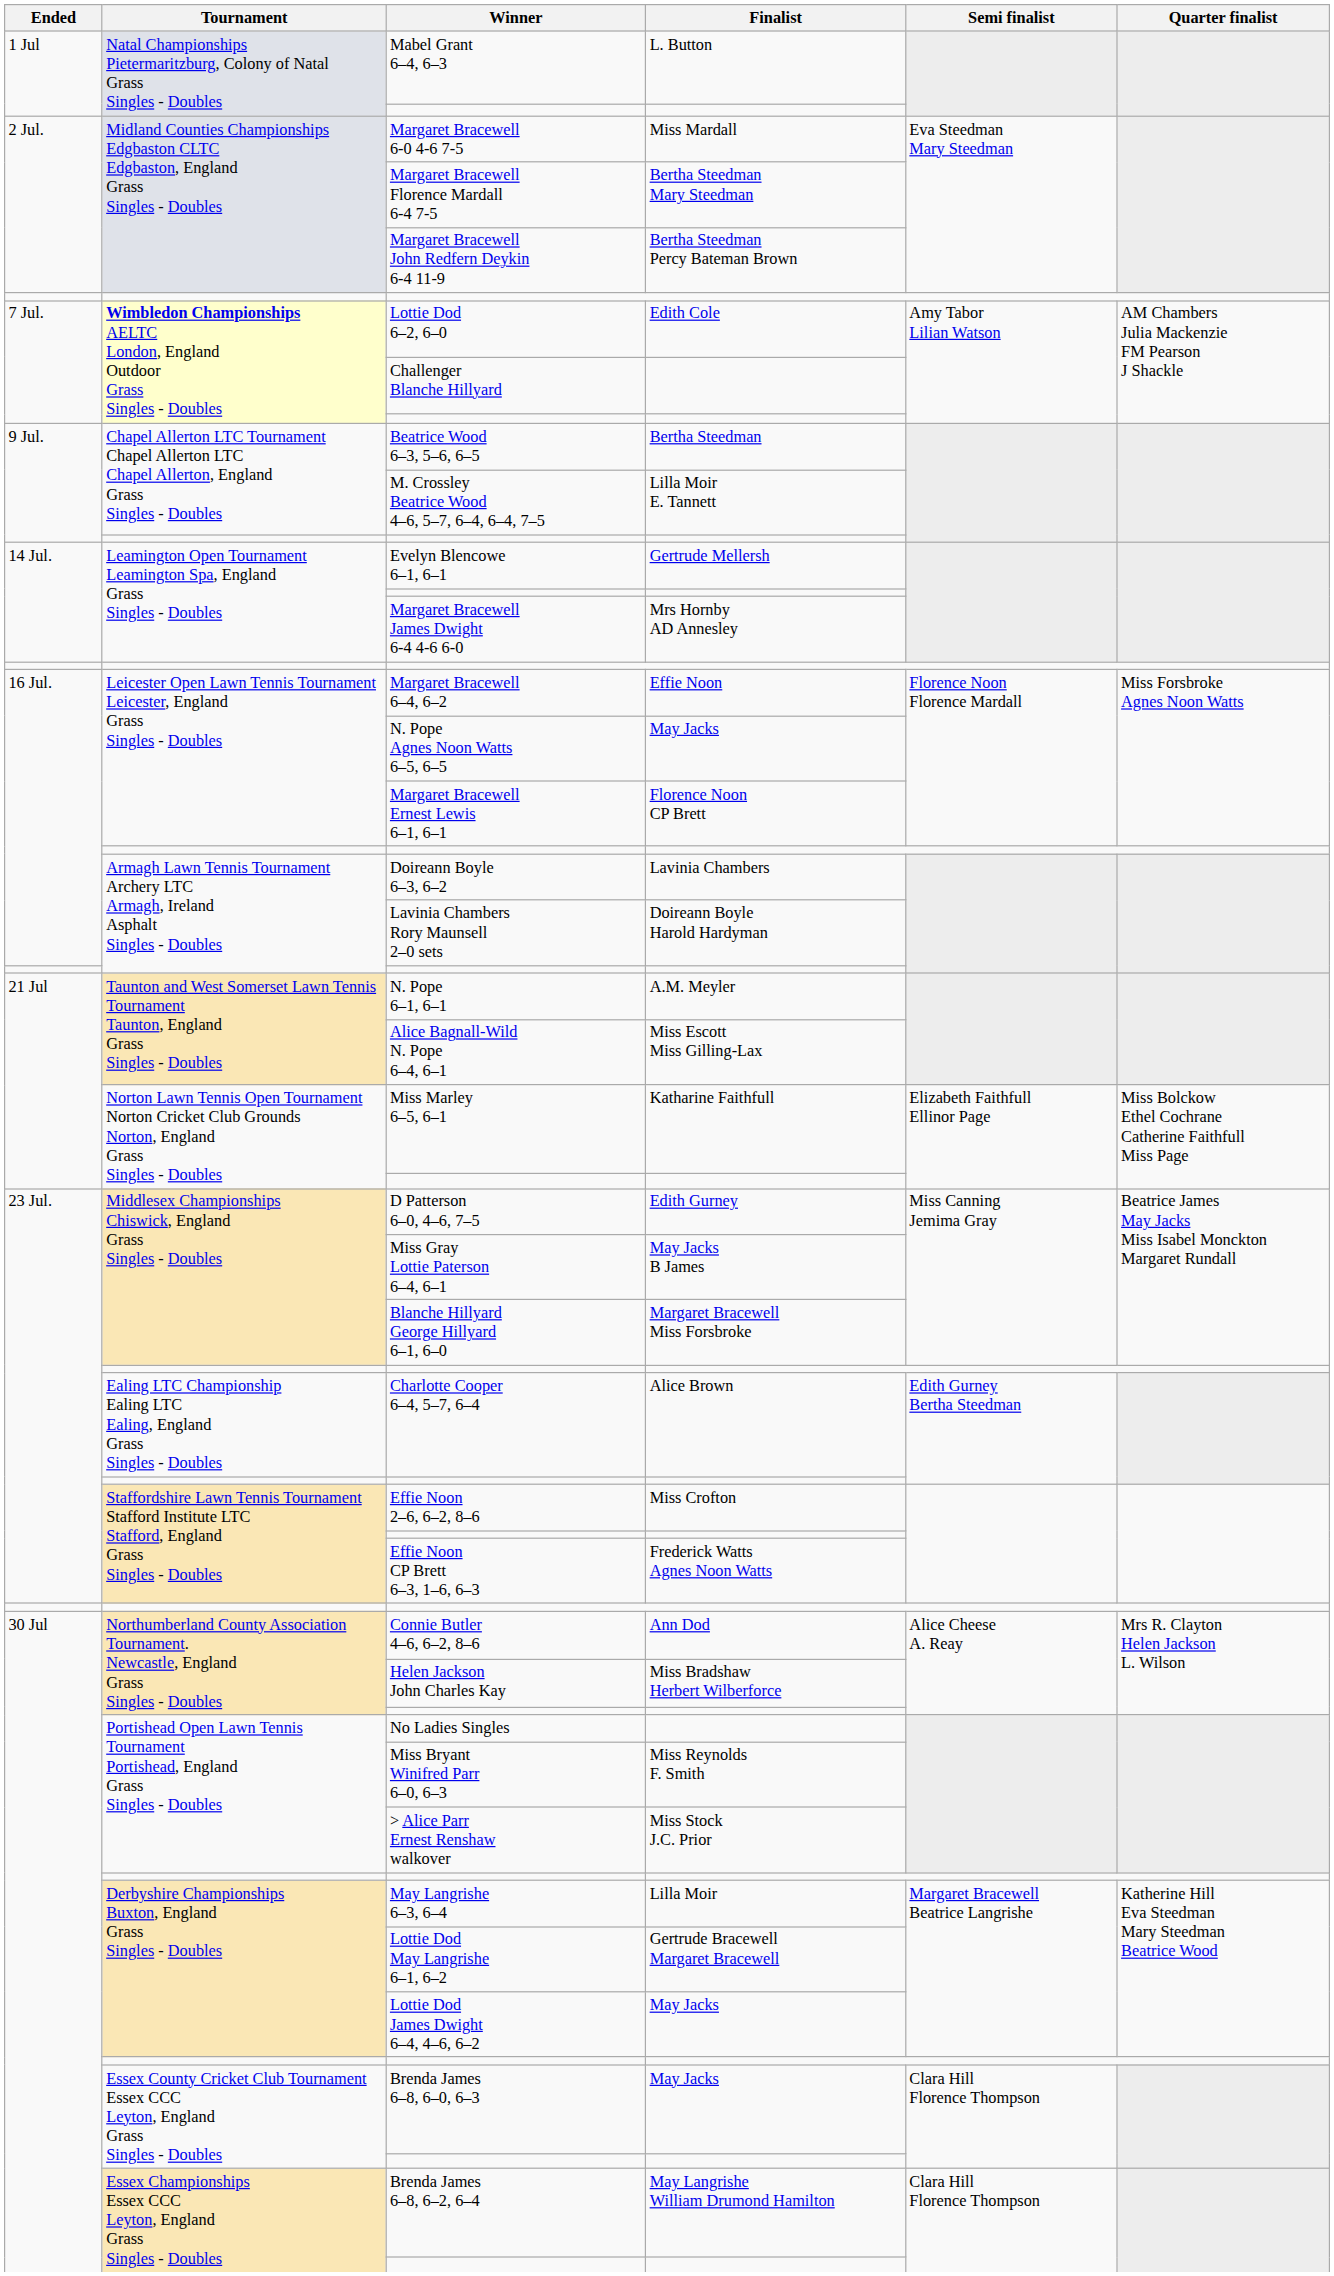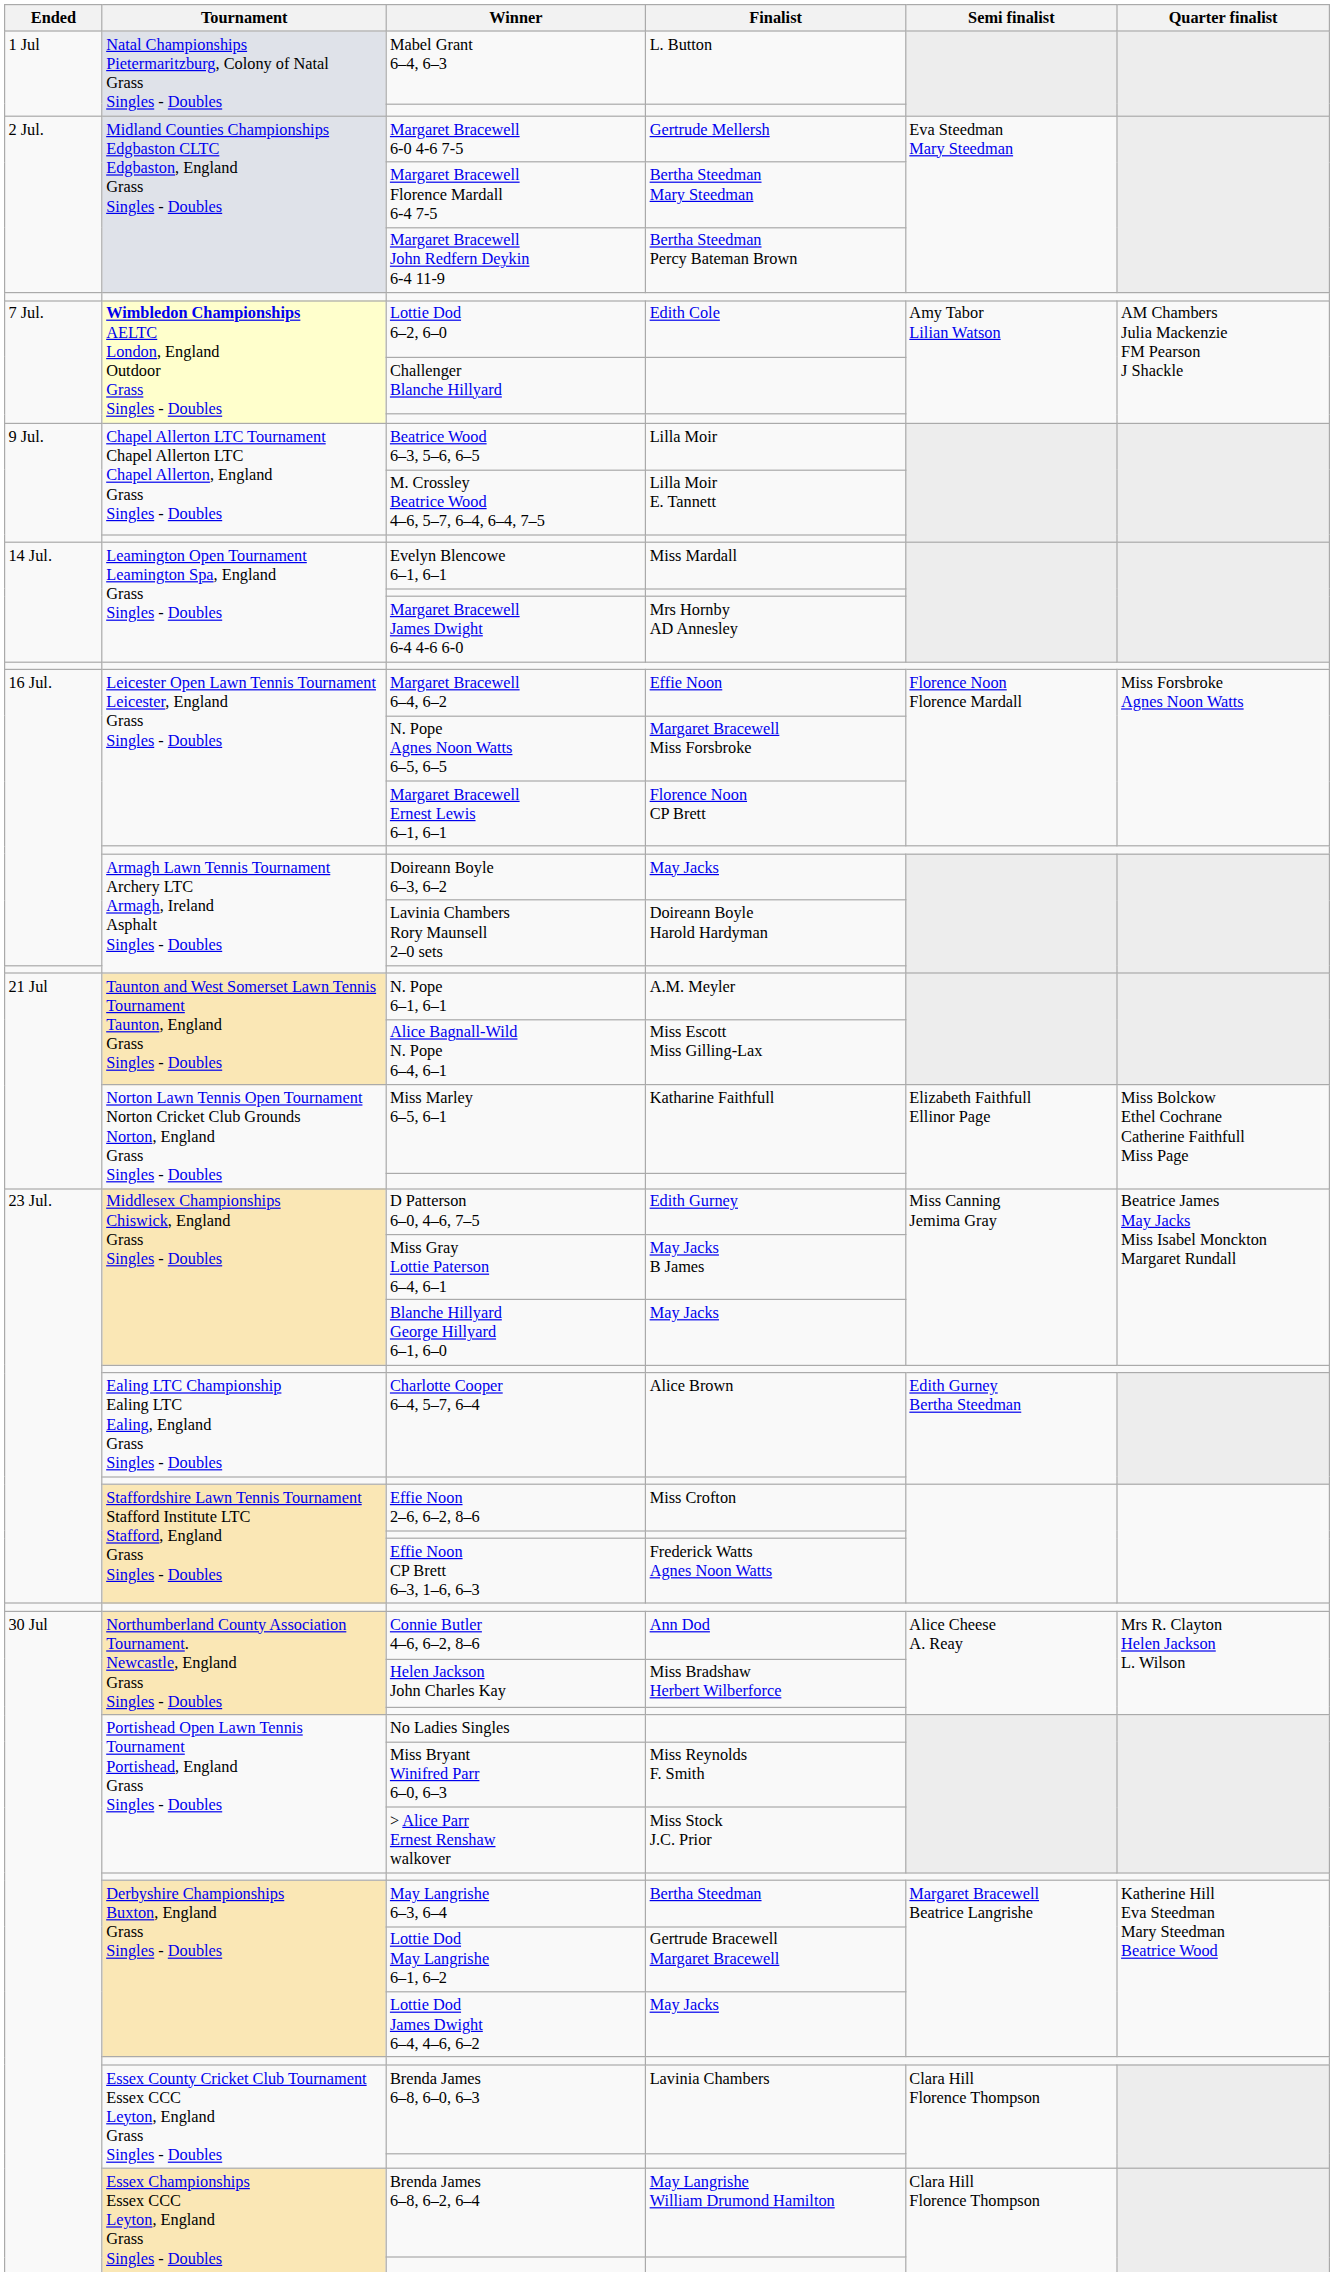(693, 129) Miss Mardall -> (710, 129) Gertrude Mellersh
(706, 436) Bertha Steedman -> (683, 436) Lilla Moir
(710, 555) Gertrude Mellersh -> (693, 555) Miss Mardall
(684, 728) May Jacks -> (714, 738) Margaret Bracewell Miss Forsbroke
(710, 867) Lavinia Chambers -> (684, 867) May Jacks
(714, 1322) Margaret Bracewell Miss Forsbroke -> (684, 1312) May Jacks
(683, 1893) Lilla Moir -> (706, 1893) Bertha Steedman
(684, 2077) May Jacks -> (710, 2077) Lavinia Chambers
